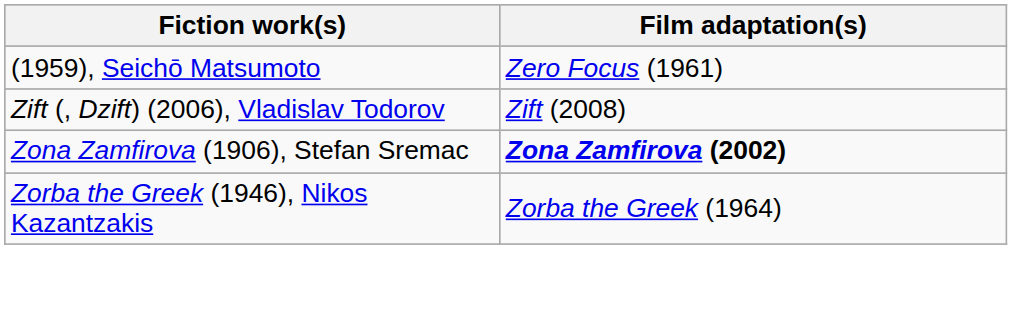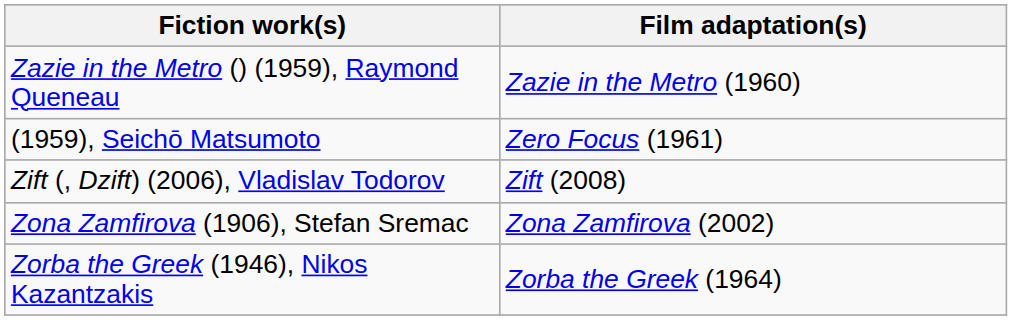+ row: (235, 82)
(646, 151) bold -> (640, 222) normal
